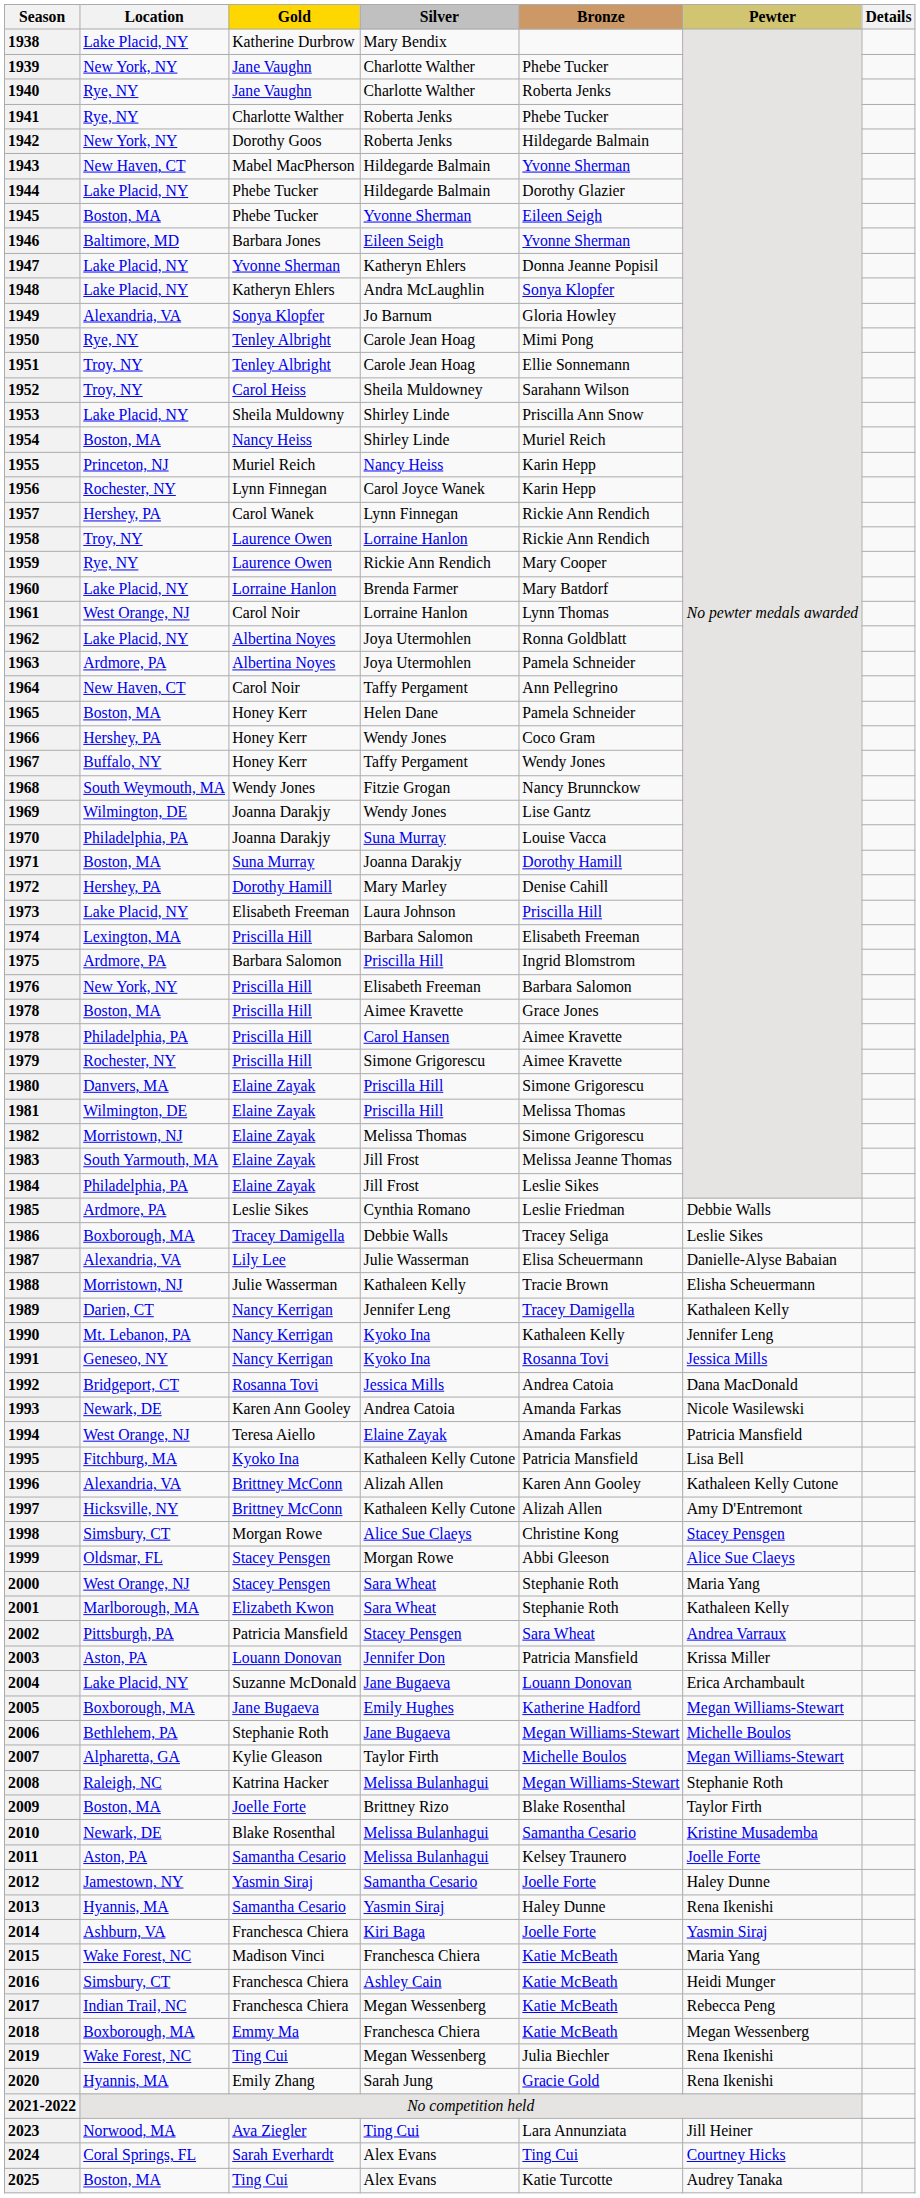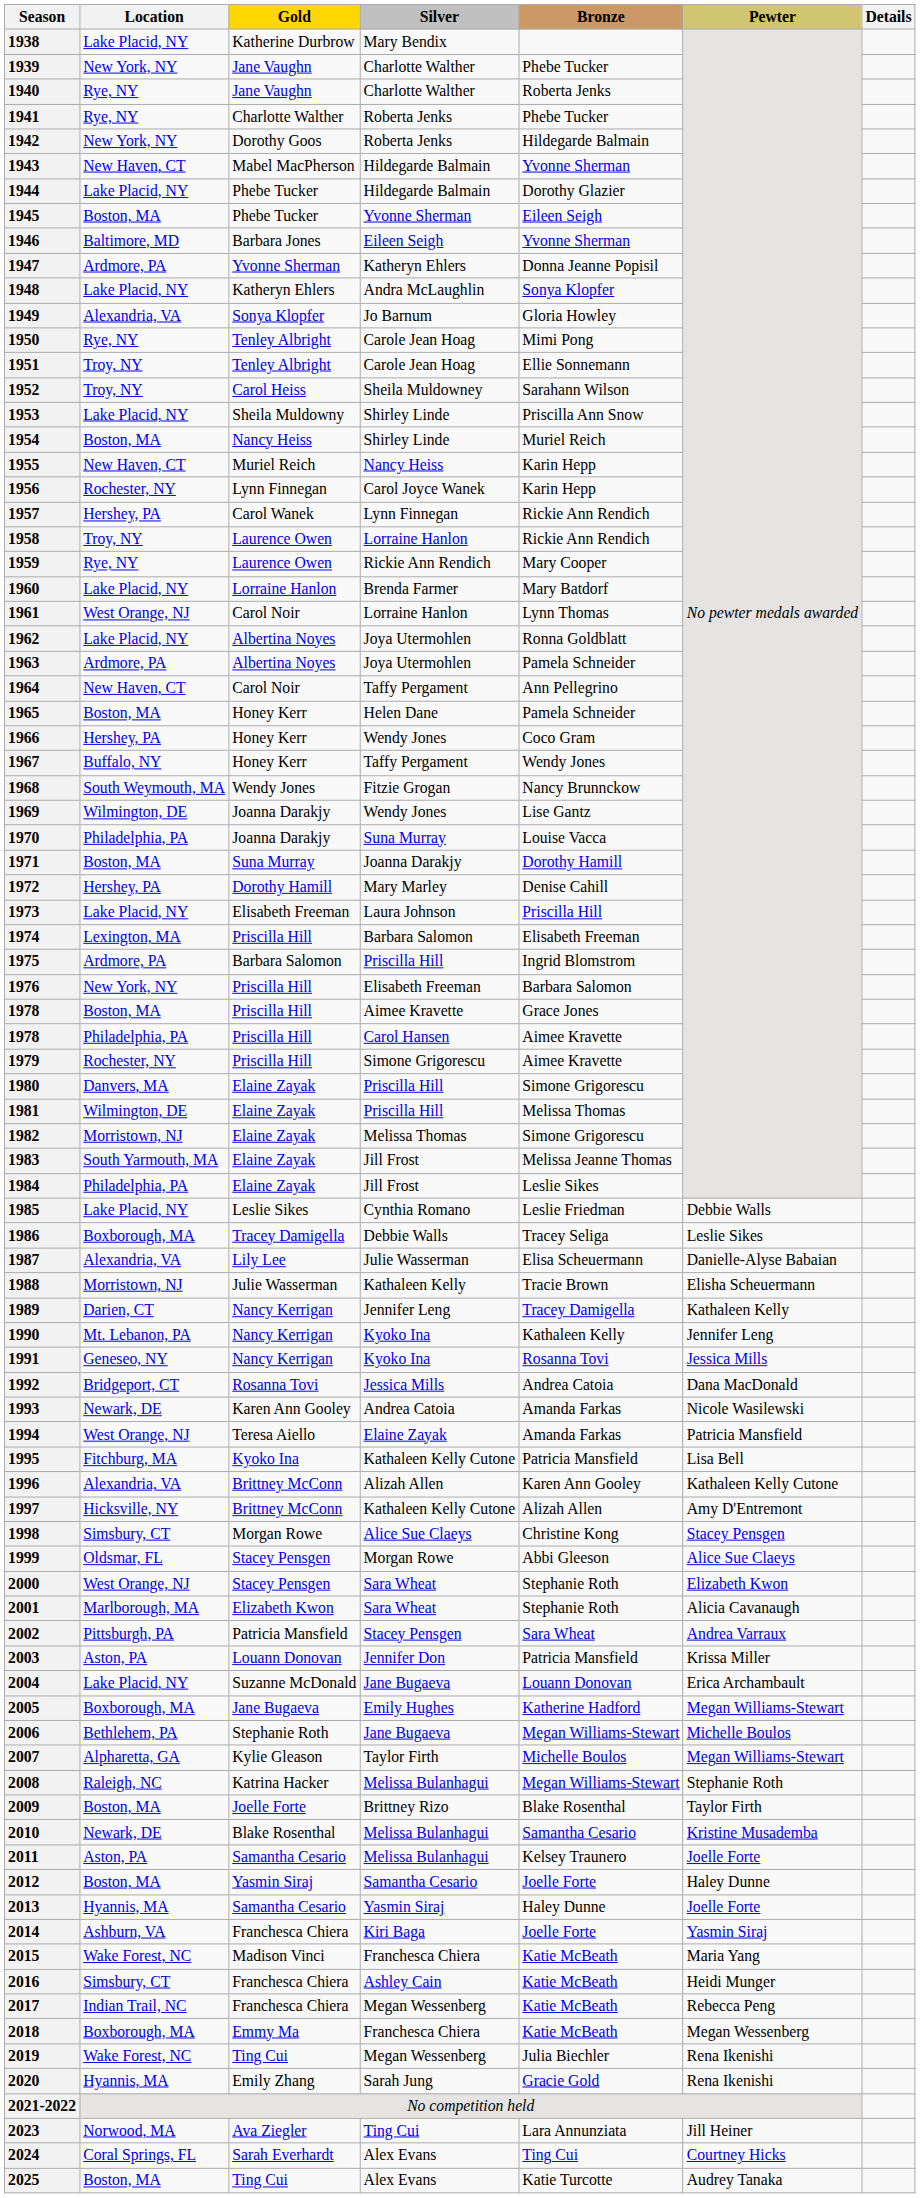(136, 265) Lake Placid, NY -> (125, 265) Ardmore, PA
(126, 464) Princeton, NJ -> (134, 464) New Haven, CT
(125, 1210) Ardmore, PA -> (136, 1210) Lake Placid, NY
(723, 1583) Maria Yang -> (737, 1583) Elizabeth Kwon
(738, 1608) Kathaleen Kelly -> (743, 1608) Alicia Cavanaugh
(133, 1881) Jamestown, NY -> (122, 1881) Boston, MA
(730, 1906) Rena Ikenishi -> (724, 1906) Joelle Forte
